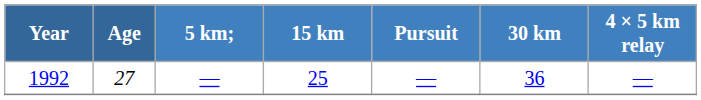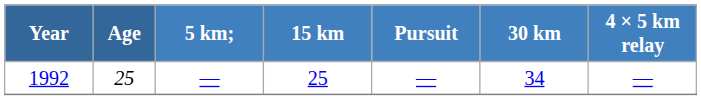(124, 78) 27 -> (124, 78) 25
(534, 78) 36 -> (534, 78) 34
